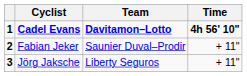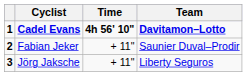columns swapped: (135, 12) <-> (215, 12)
